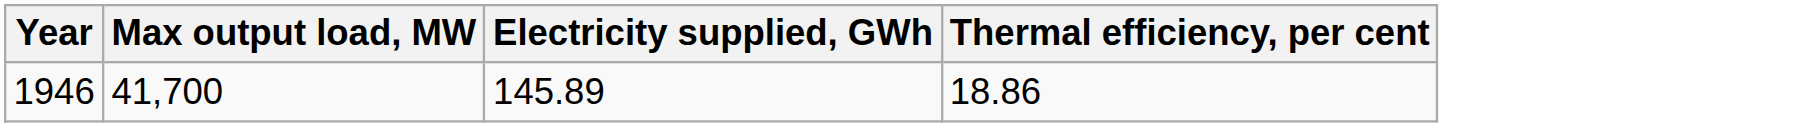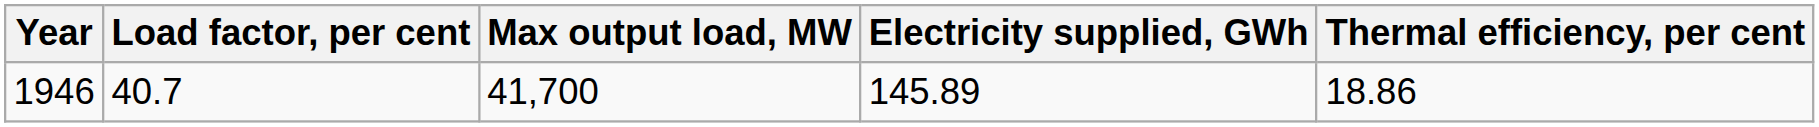+ column: (291, 33)
